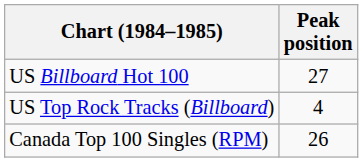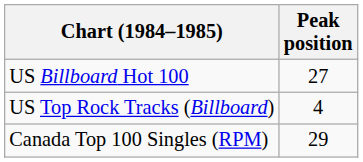(318, 140) 26 -> (318, 140) 29
